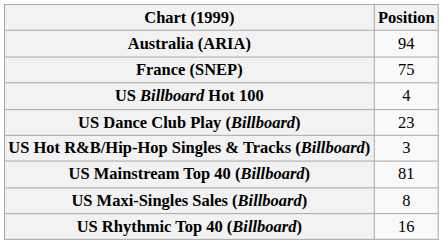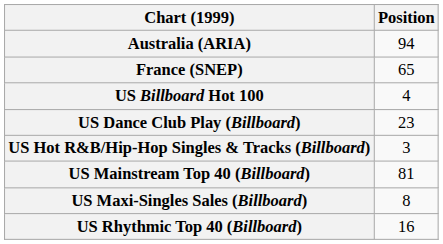(406, 69) 75 -> (406, 69) 65
